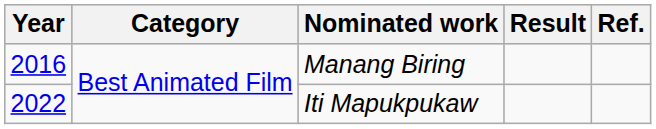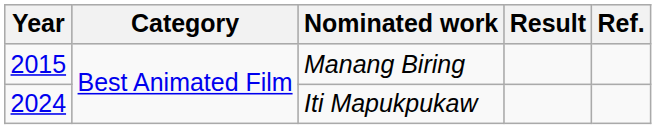(38, 63) 2016 -> (38, 63) 2015
(38, 103) 2022 -> (38, 103) 2024
